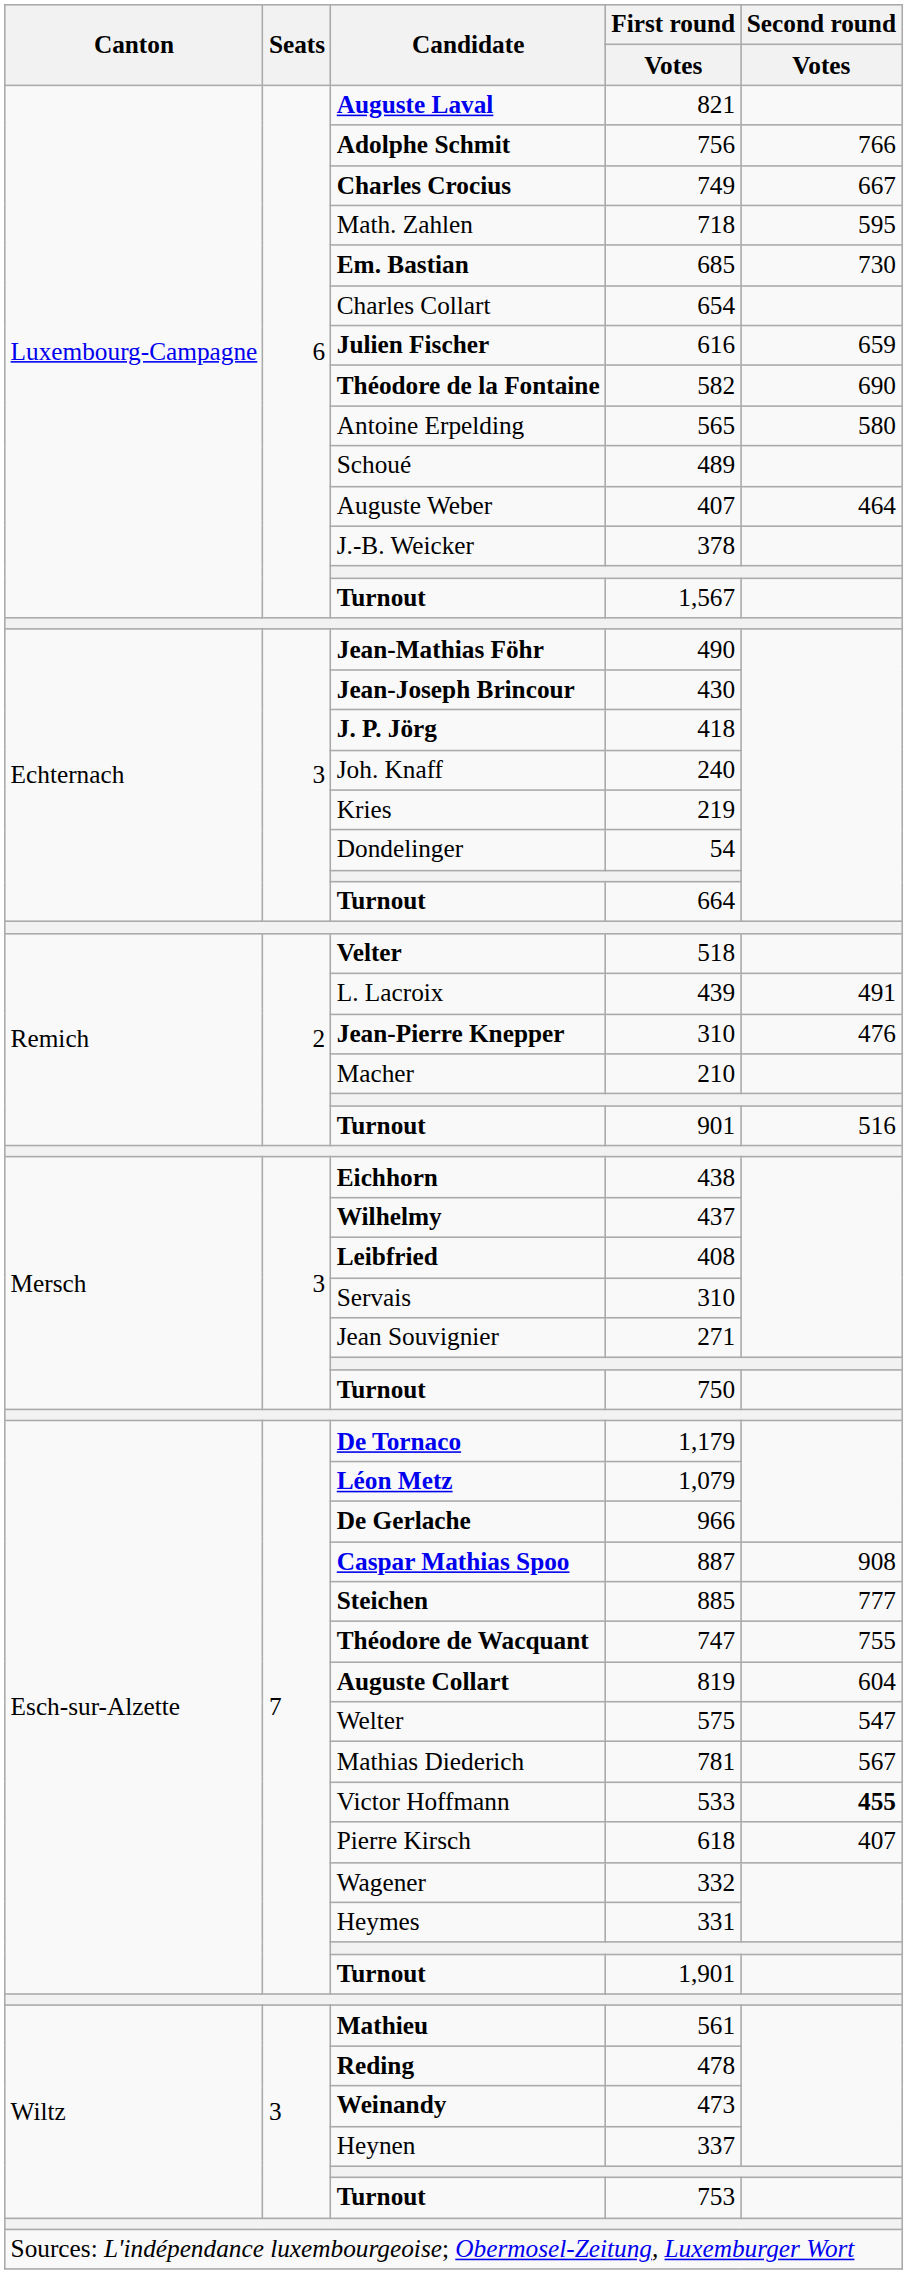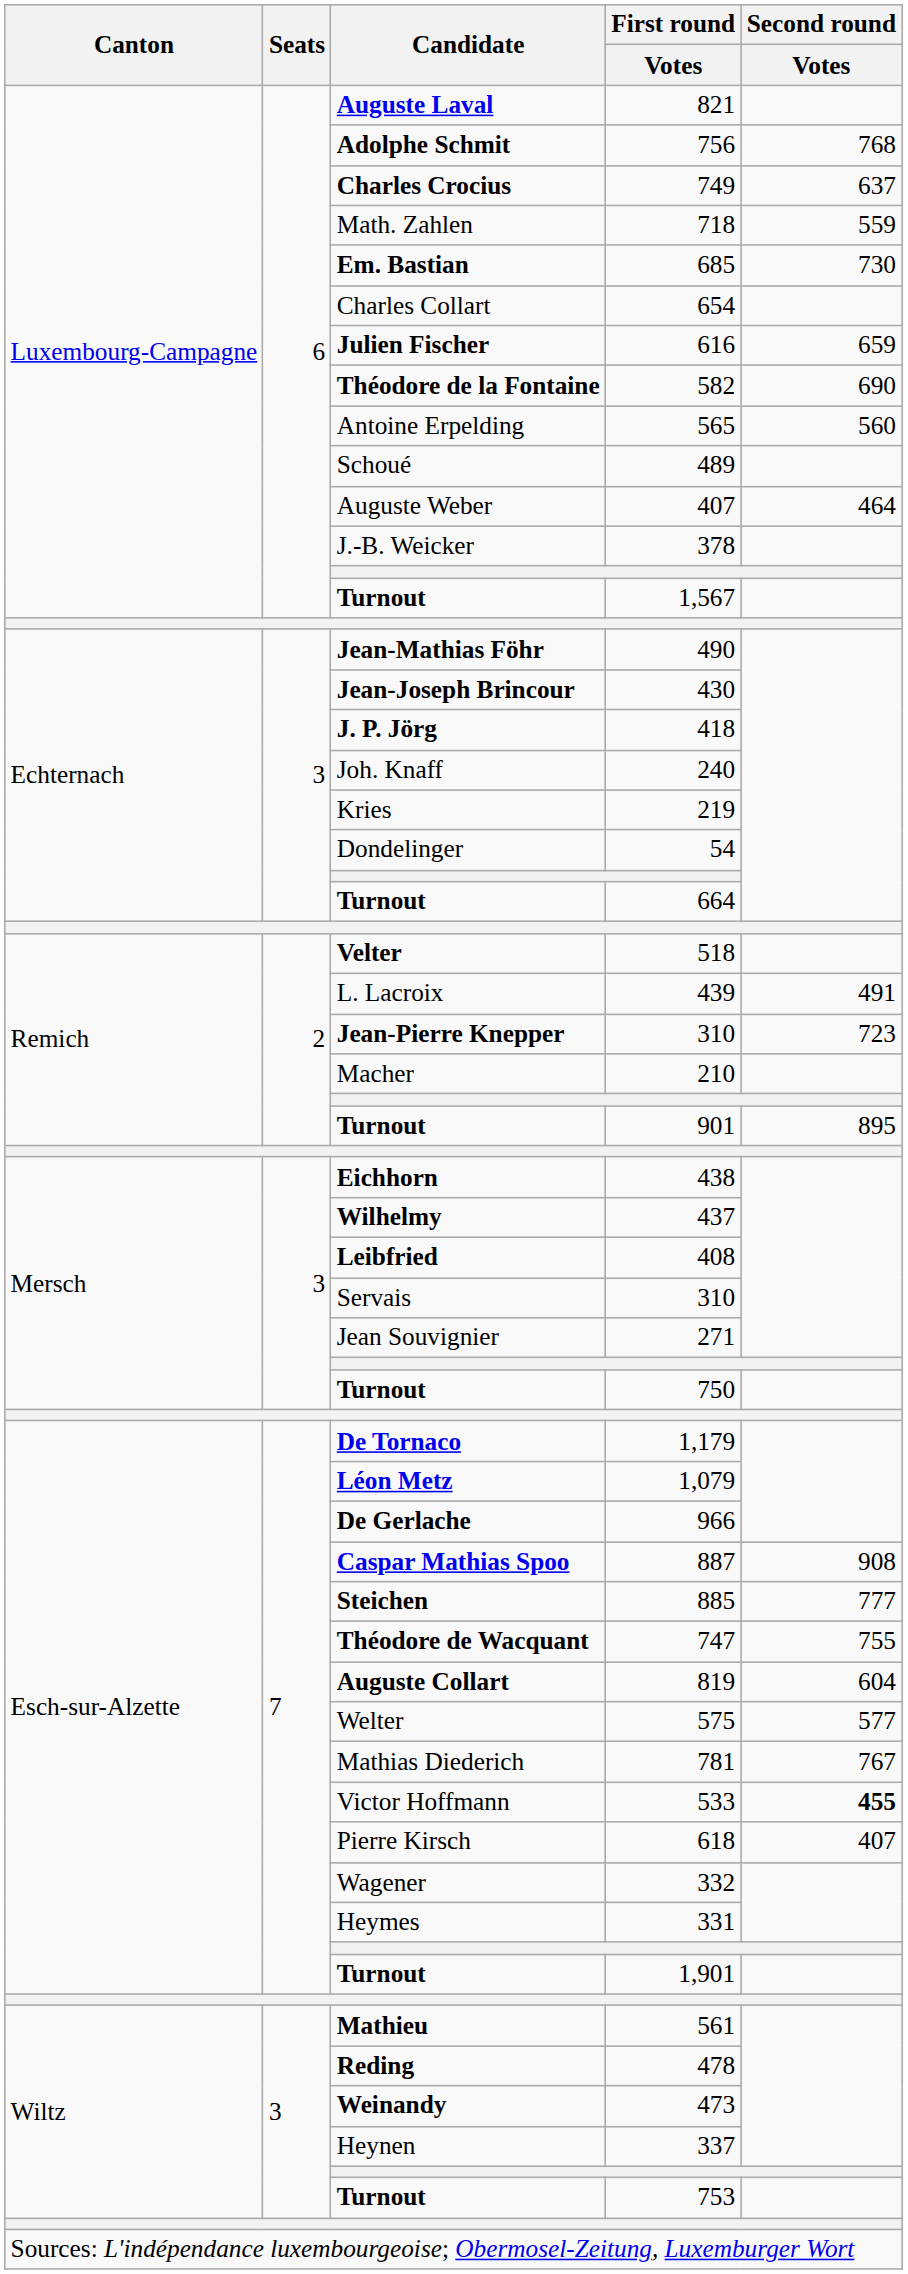(877, 144) 766 -> (877, 144) 768
(877, 184) 667 -> (877, 184) 637
(877, 225) 595 -> (877, 225) 559
(877, 425) 580 -> (877, 425) 560
(877, 1033) 476 -> (877, 1033) 723
(877, 1125) 516 -> (877, 1125) 895
(877, 1721) 547 -> (877, 1721) 577
(877, 1761) 567 -> (877, 1761) 767
